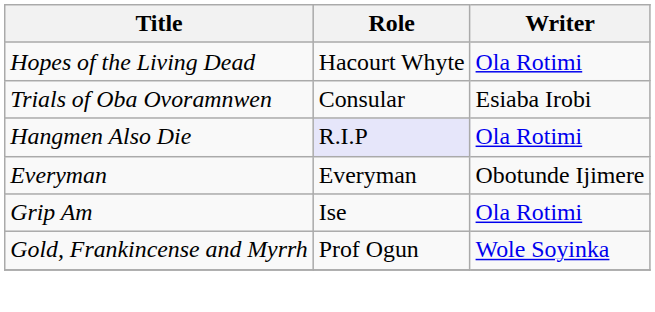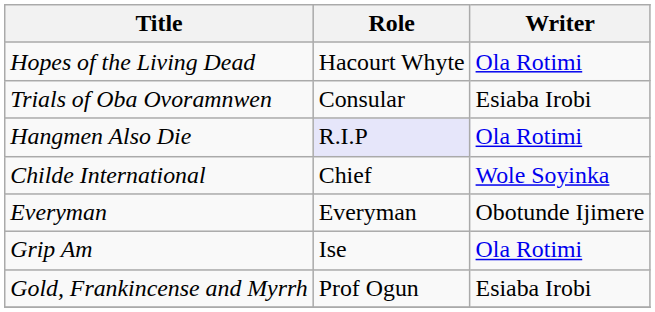+ row: (108, 174)
(542, 250) Wole Soyinka -> (534, 288) Esiaba Irobi
